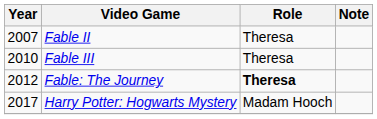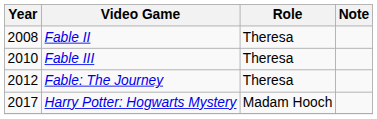(23, 37) 2007 -> (23, 37) 2008
(269, 80) bold -> (268, 80) normal
